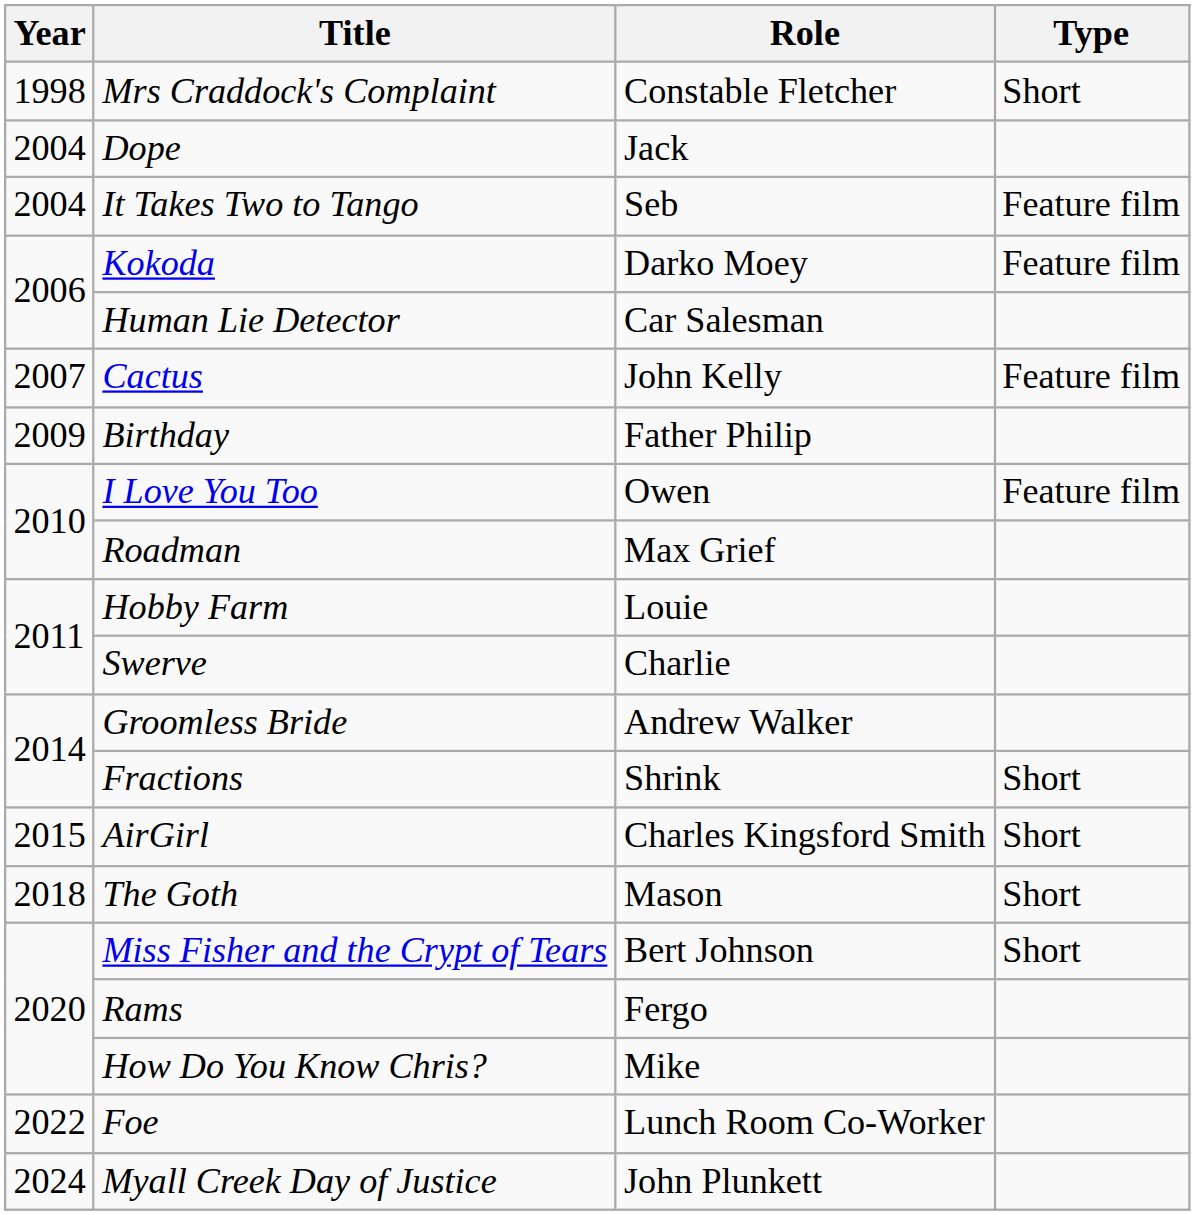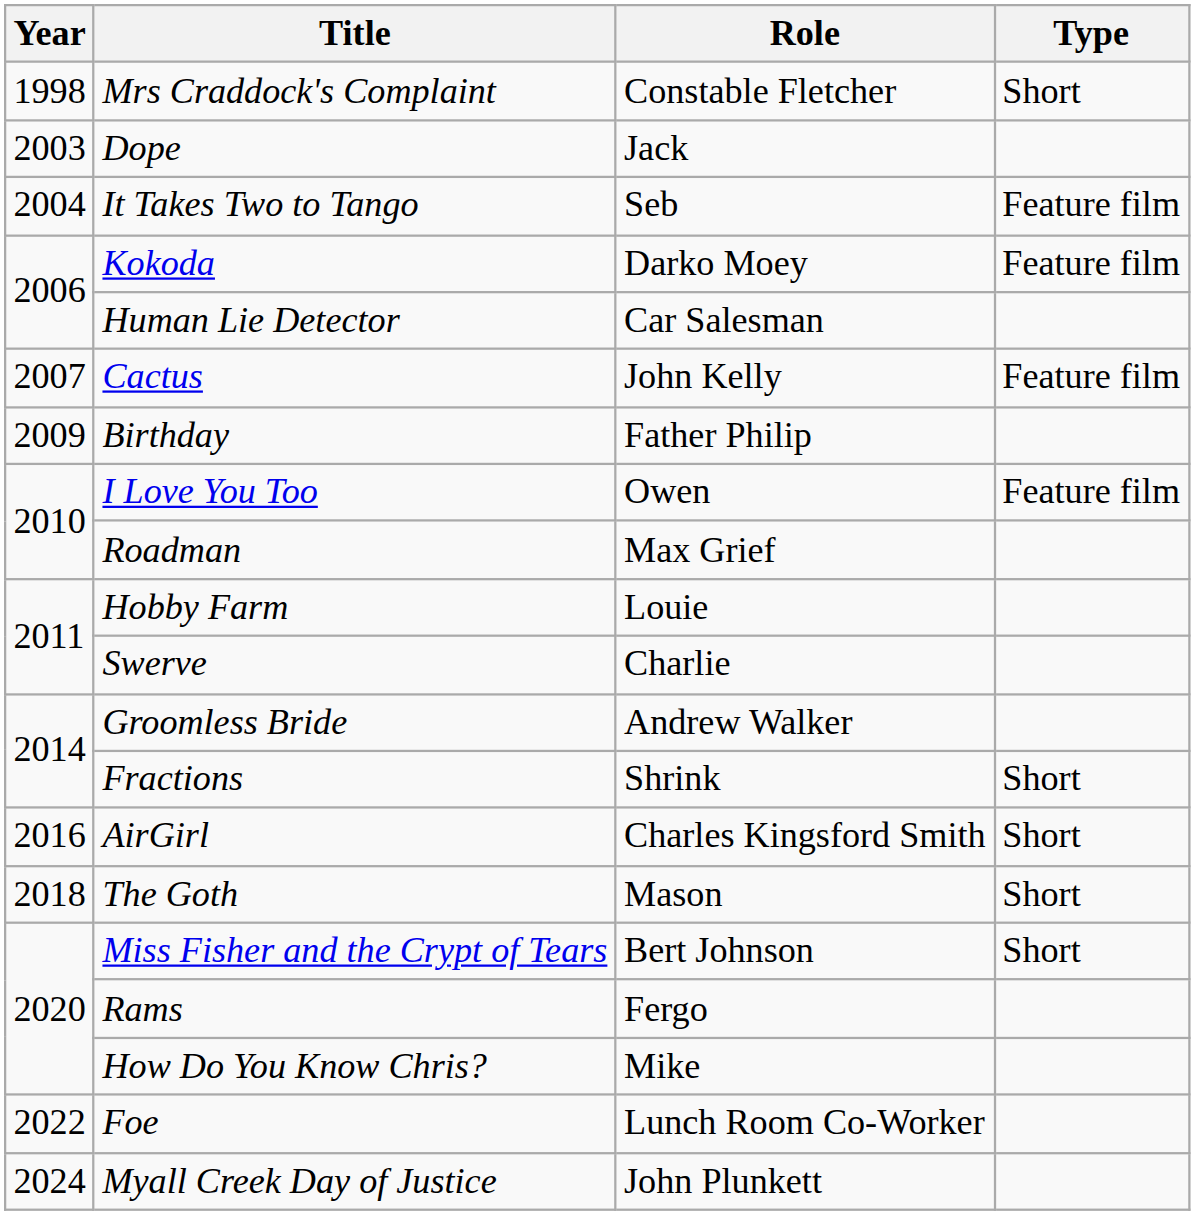(50, 147) 2004 -> (50, 147) 2003
(50, 836) 2015 -> (50, 836) 2016
